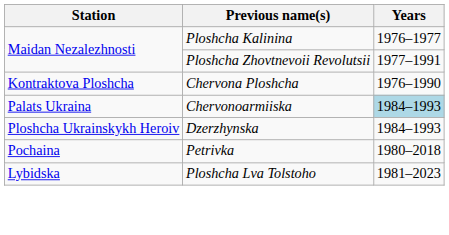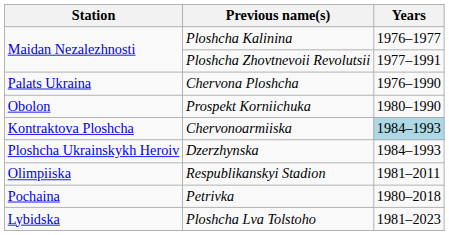(71, 83) Kontraktova Ploshcha -> (49, 83) Palats Ukraina
+ row: (248, 106)
(49, 106) Palats Ukraina -> (71, 128) Kontraktova Ploshcha
+ row: (256, 173)
